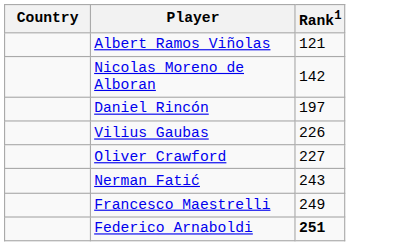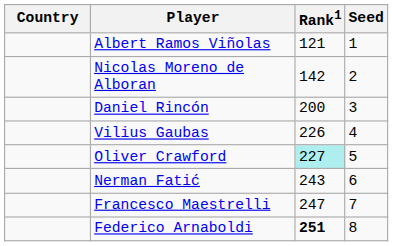+ column: (366, 18)
(312, 109) 197 -> (312, 109) 200
(312, 157) no background -> (312, 157) paleturquoise background
(312, 205) 249 -> (312, 205) 247
